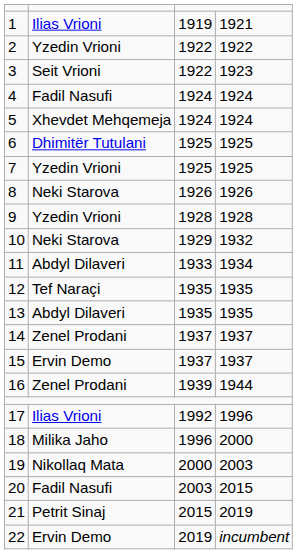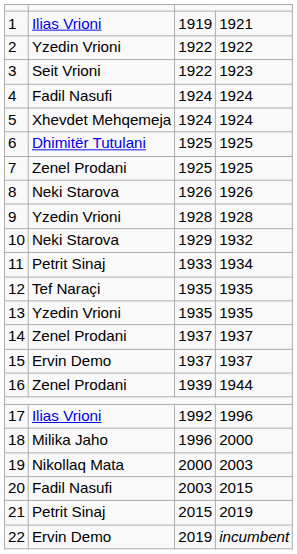(76, 168) Yzedin Vrioni -> (79, 168) Zenel Prodani
(78, 264) Abdyl Dilaveri -> (69, 264) Petrit Sinaj
(78, 312) Abdyl Dilaveri -> (76, 312) Yzedin Vrioni
